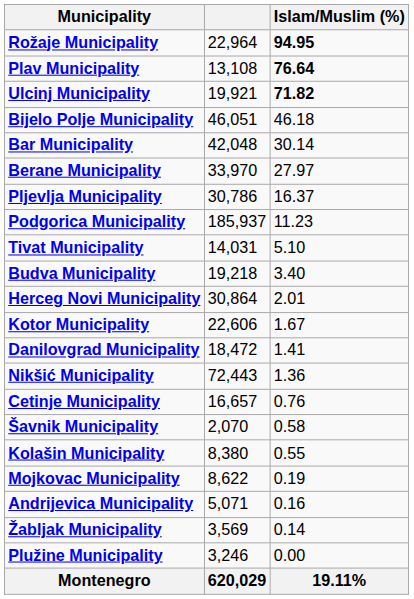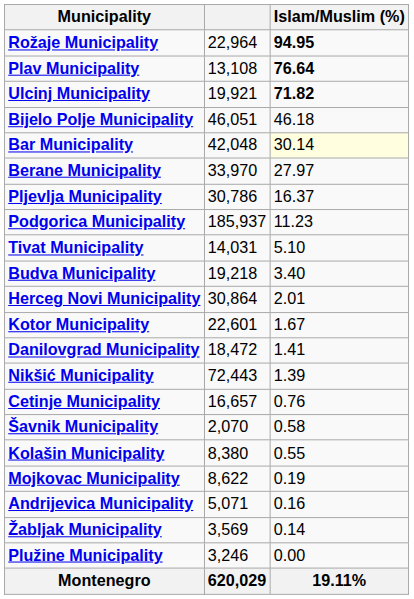(294, 145) no background -> (294, 145) lightyellow background
(233, 324) 22,606 -> (233, 324) 22,601
(289, 376) 1.36 -> (289, 376) 1.39
